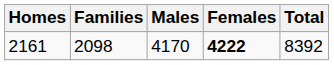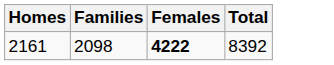- column: (175, 18)
